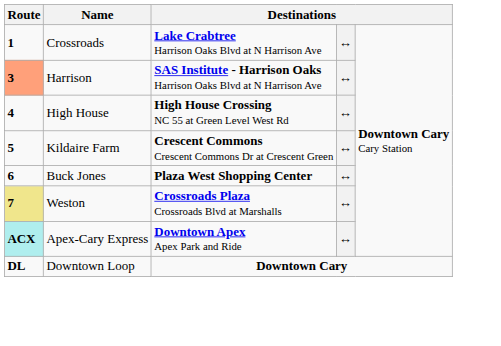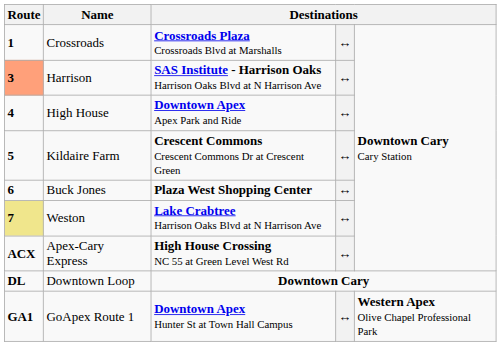(238, 42) Lake Crabtree Harrison Oaks Blvd at N Harrison Ave -> (218, 42) Crossroads Plaza Crossroads Blvd at Marshalls
(222, 112) High House Crossing NC 55 at Green Level West Rd -> (200, 112) Downtown Apex Apex Park and Ride
(218, 203) Crossroads Plaza Crossroads Blvd at Marshalls -> (238, 218) Lake Crabtree Harrison Oaks Blvd at N Harrison Ave
(21, 238) paleturquoise background -> (21, 253) no background
(200, 238) Downtown Apex Apex Park and Ride -> (221, 253) High House Crossing NC 55 at Green Level West Rd
+ row: (90, 316)
